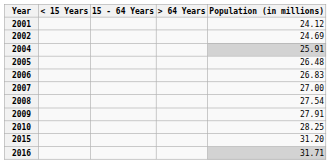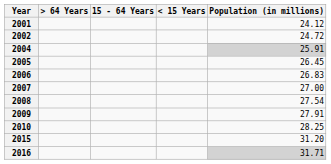columns swapped: (64, 11) <-> (182, 11)
(312, 37) 24.69 -> (312, 37) 24.72
(312, 62) 26.48 -> (312, 62) 26.45
